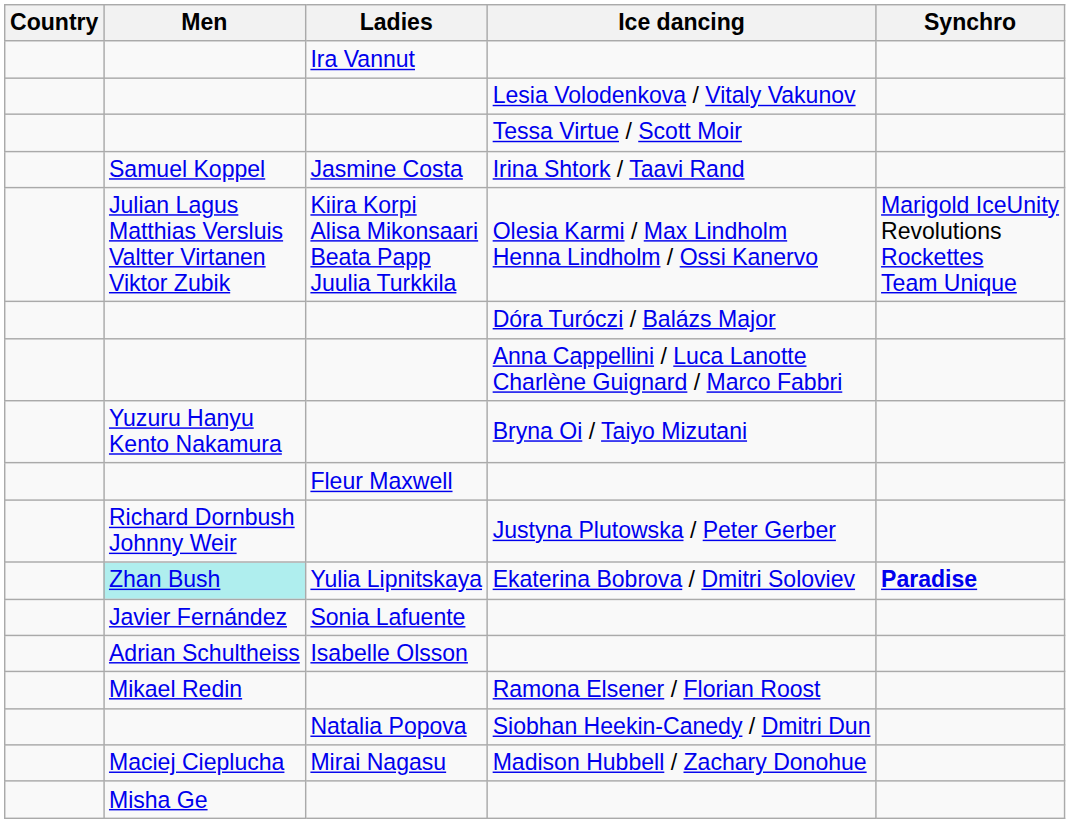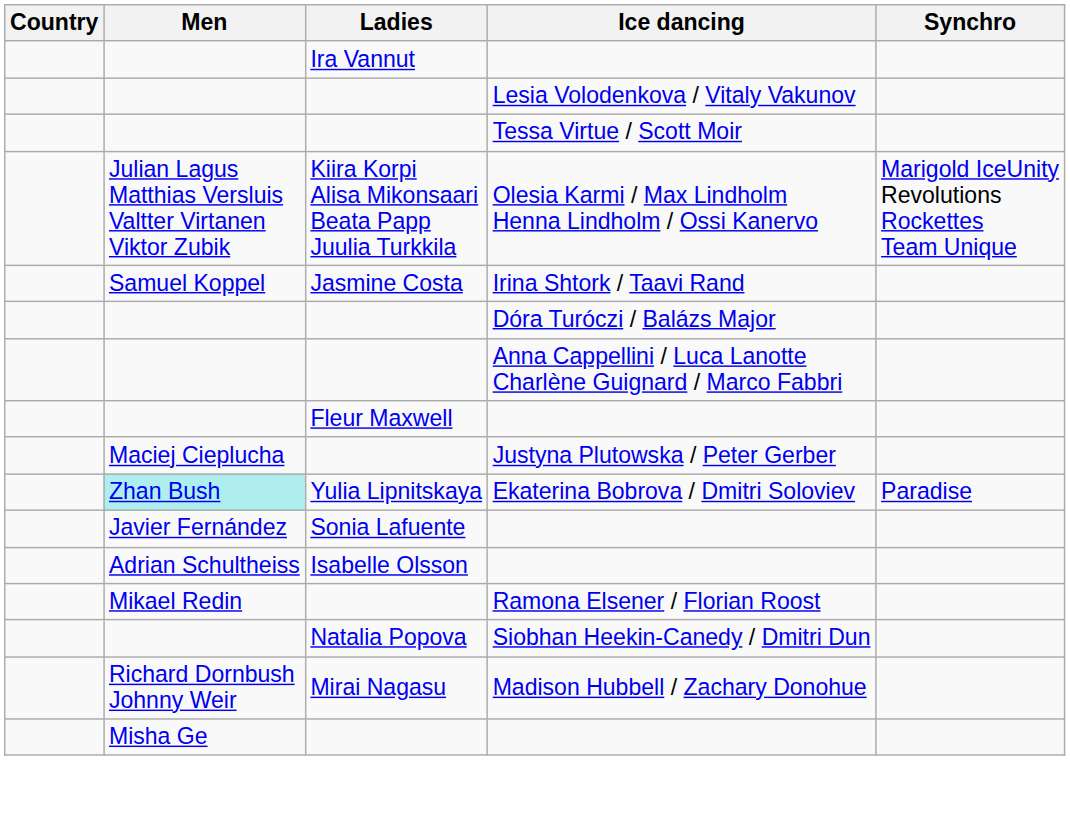rows swapped: (387, 168) <-> (394, 244)
- row: (396, 432)
(202, 530) Richard Dornbush Johnny Weir -> (197, 455) Maciej Cieplucha
(929, 580) bold -> (927, 491) normal
(197, 762) Maciej Cieplucha -> (202, 687) Richard Dornbush Johnny Weir
